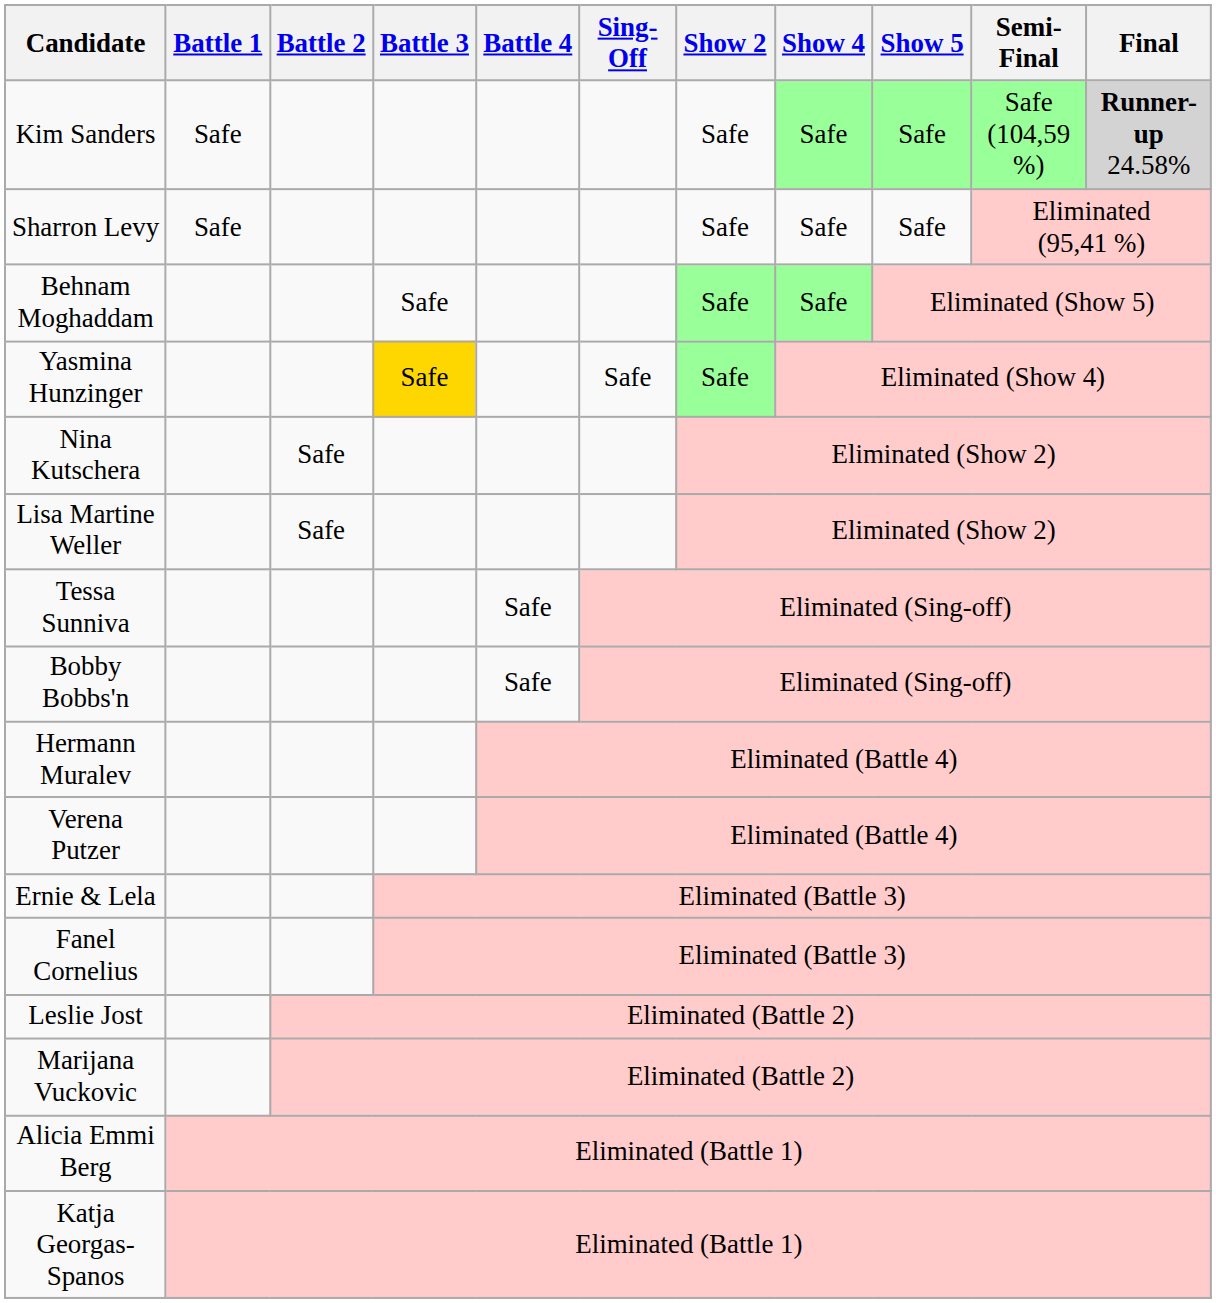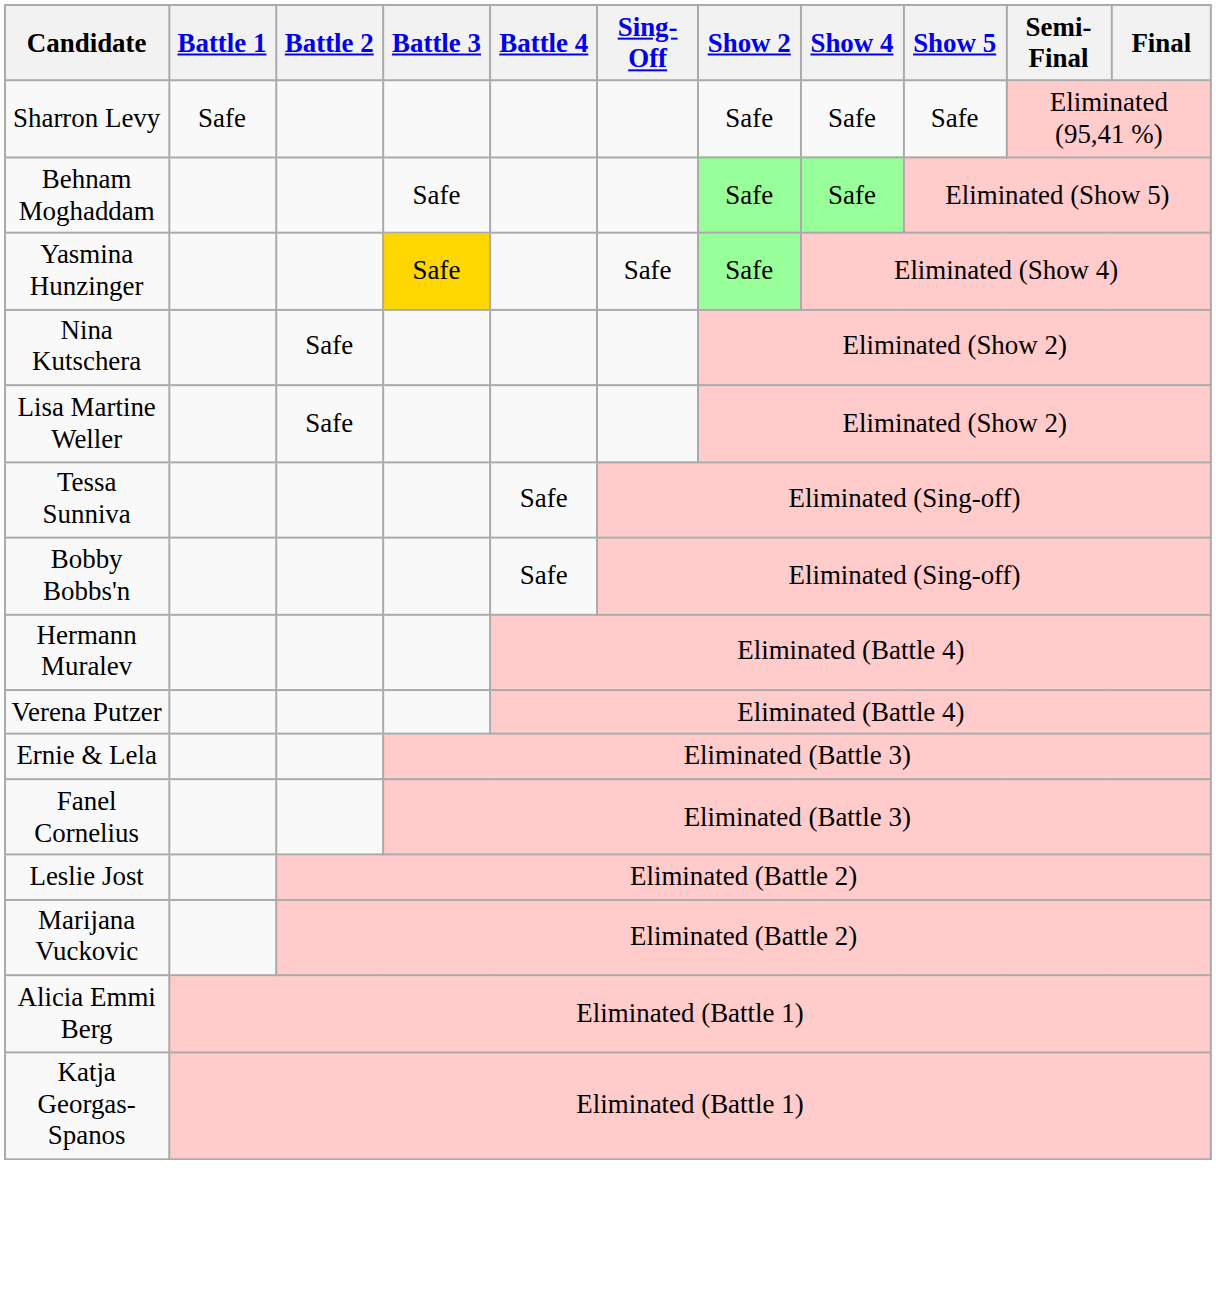- row: (86, 134)
